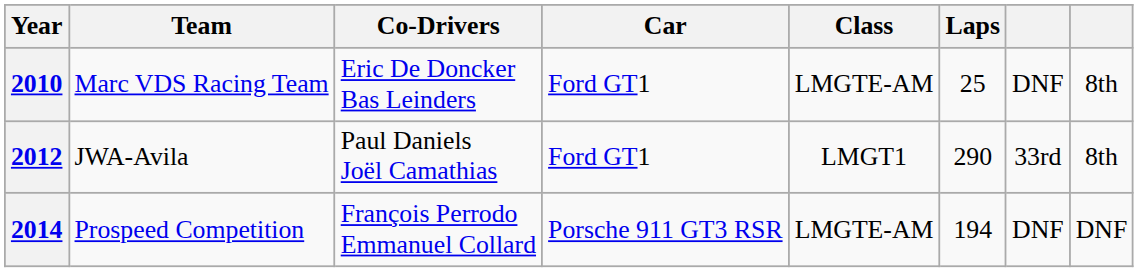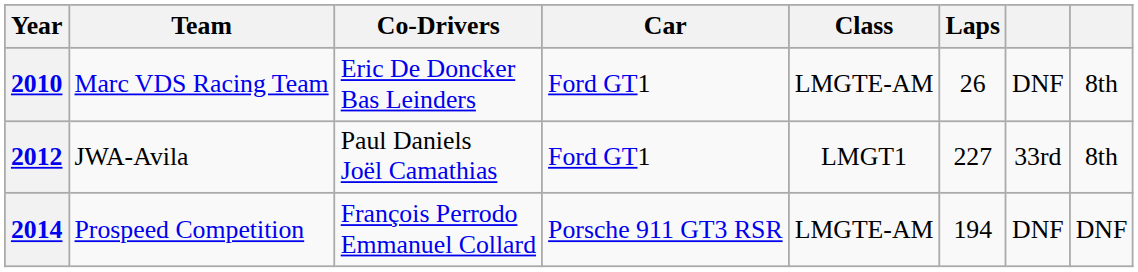(973, 83) 25 -> (973, 83) 26
(973, 156) 290 -> (973, 156) 227
